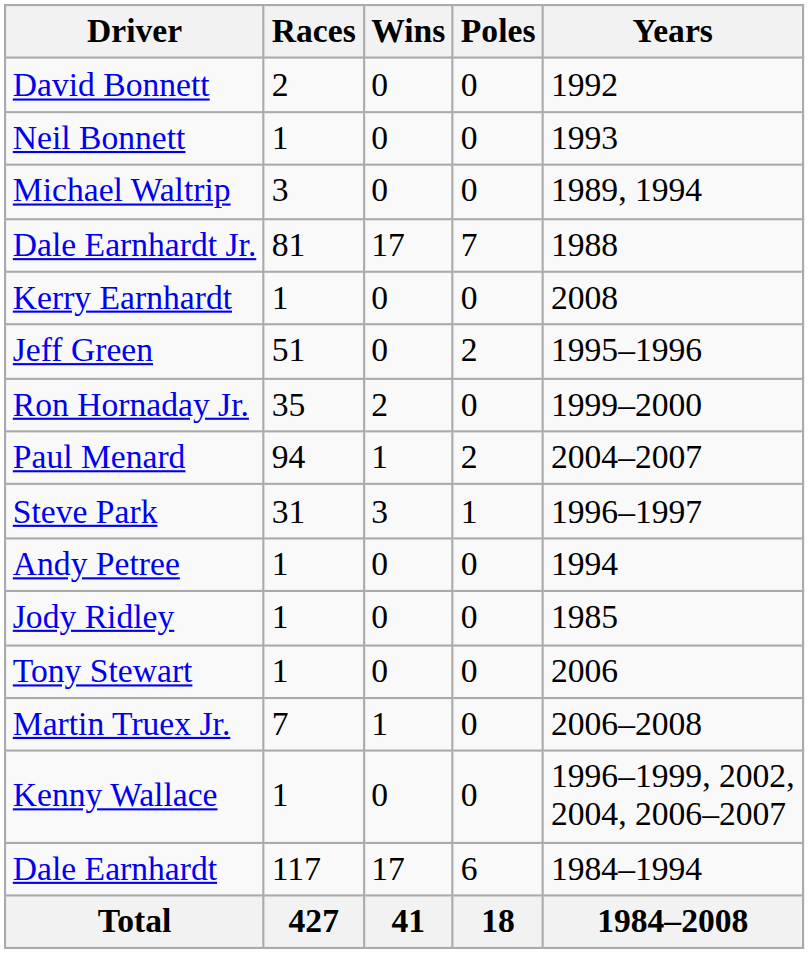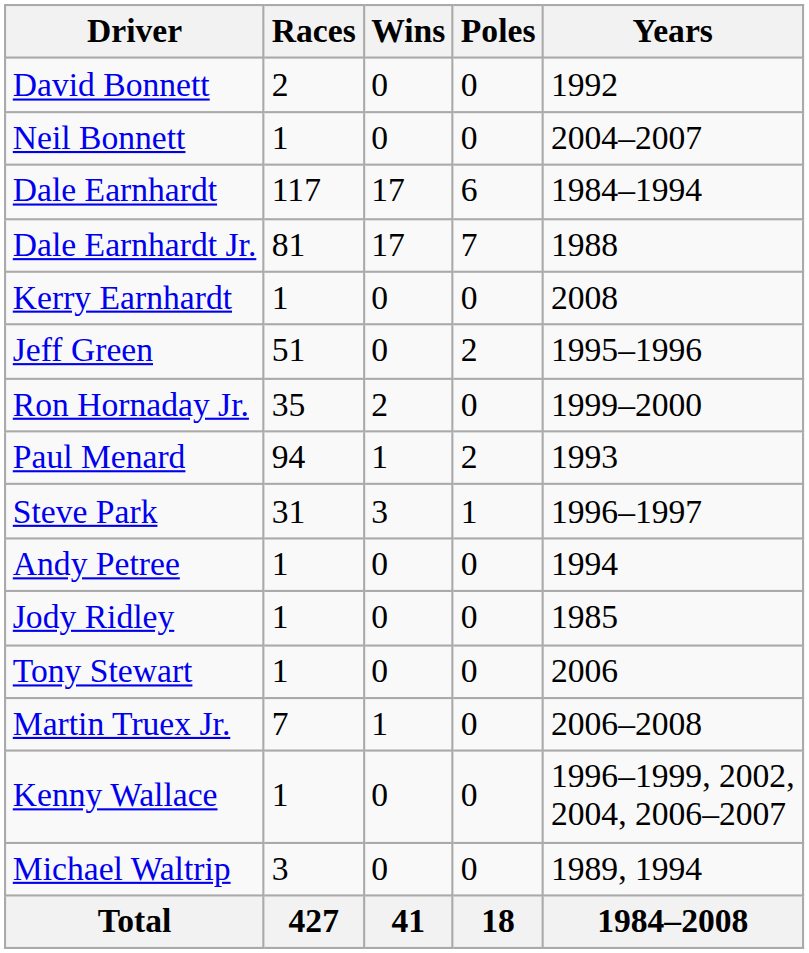(585, 137) 1993 -> (627, 137) 2004–2007
rows swapped: (115, 868) <-> (122, 191)
(627, 457) 2004–2007 -> (585, 457) 1993
